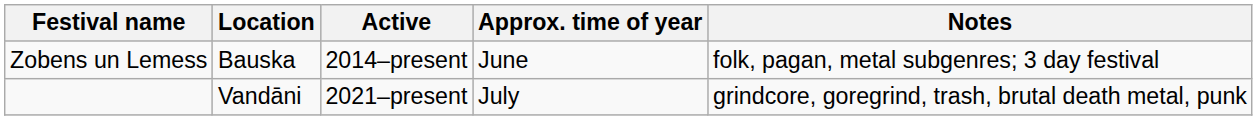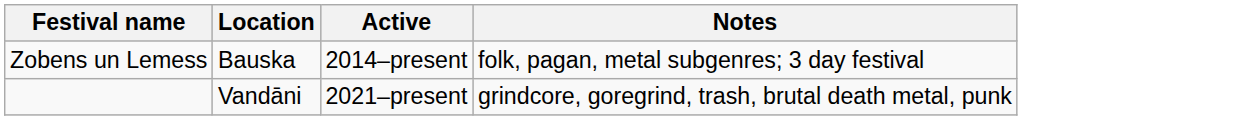- column: (590, 22)
